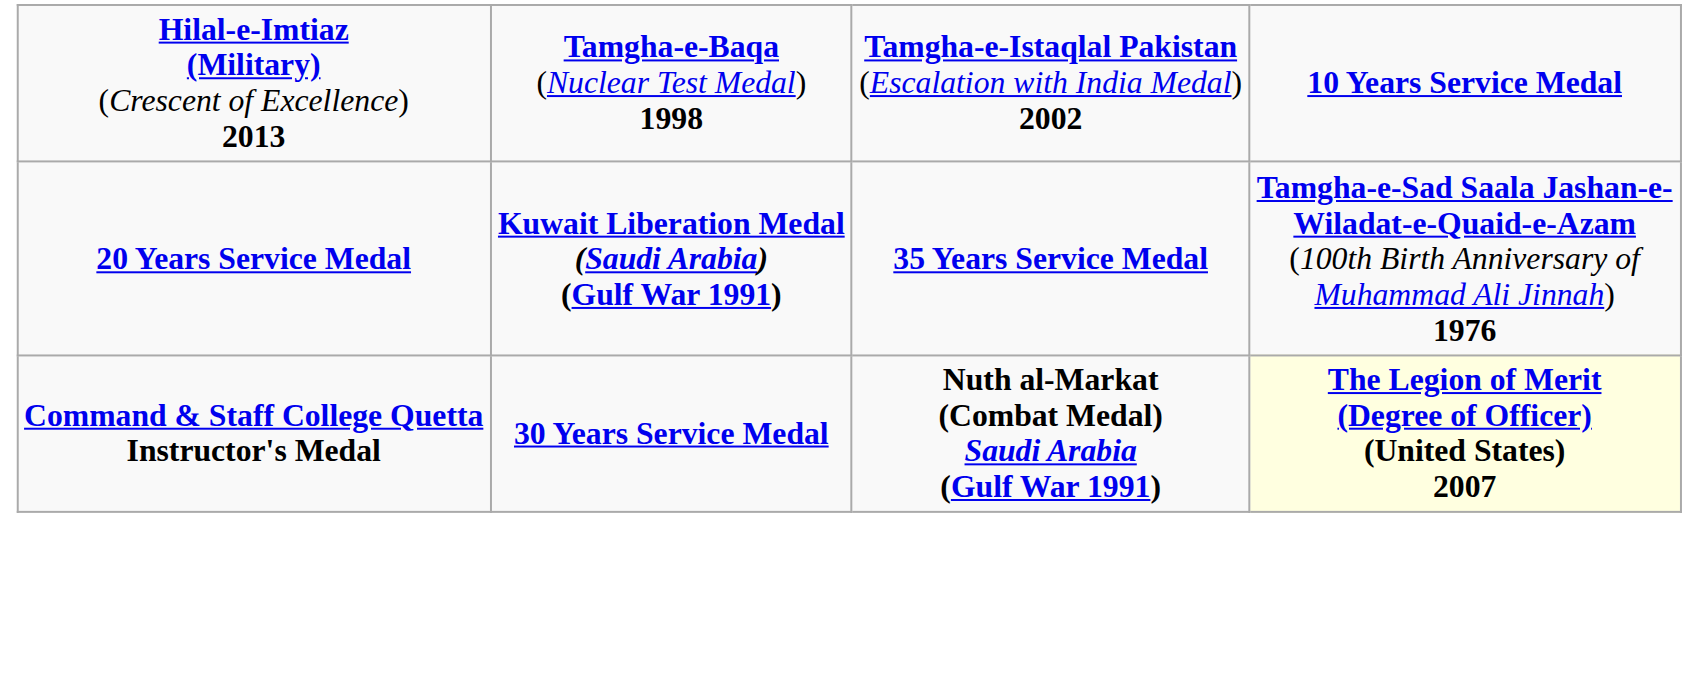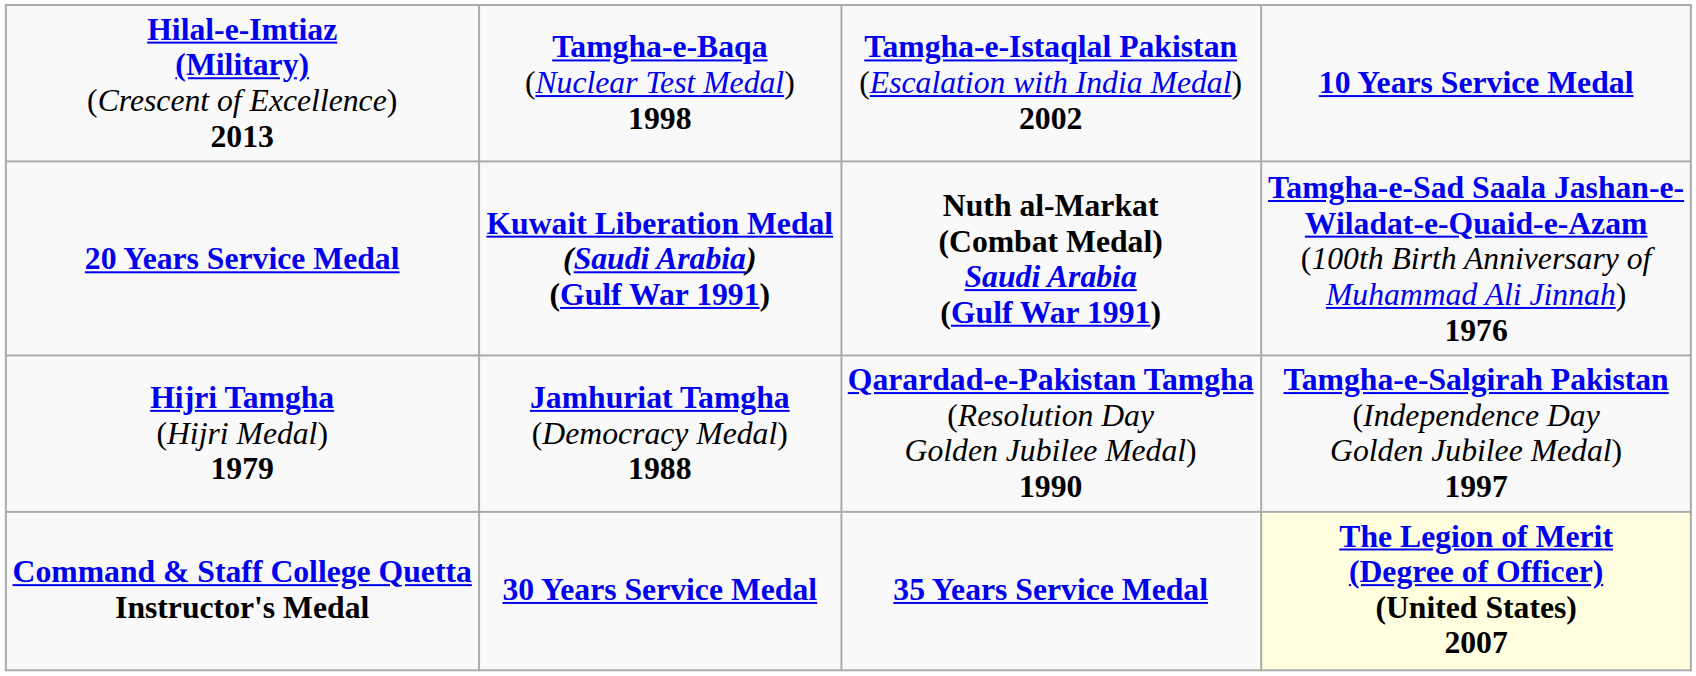(1051, 258) 35 Years Service Medal -> (1051, 258) Nuth al-Markat (Combat Medal) Saudi Arabia (Gulf War 1991)
+ row: (242, 433)
(1051, 433) Nuth al-Markat (Combat Medal) Saudi Arabia (Gulf War 1991) -> (1051, 590) 35 Years Service Medal
